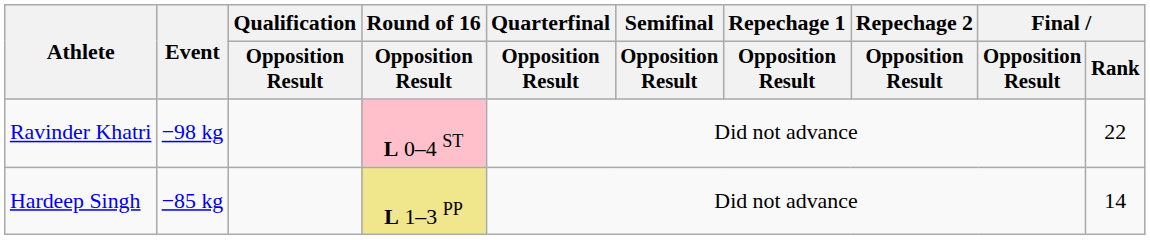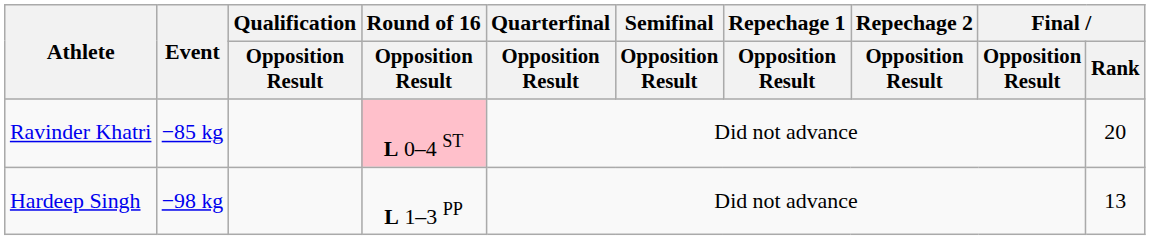(192, 133) −98 kg -> (192, 133) −85 kg
(1115, 133) 22 -> (1115, 133) 20
(192, 201) −85 kg -> (192, 201) −98 kg
(424, 213) khaki background -> (424, 213) no background
(1115, 201) 14 -> (1115, 201) 13
